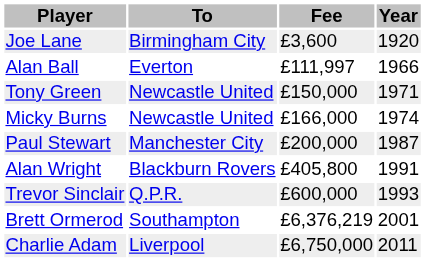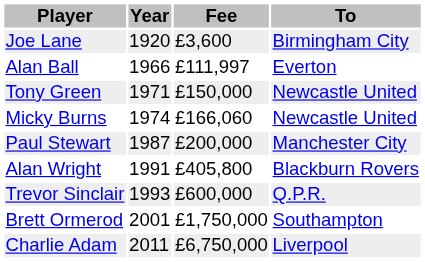columns swapped: (202, 15) <-> (398, 15)
(319, 117) £166,000 -> (214, 117) £166,060
(327, 220) £6,376,219 -> (221, 220) £1,750,000
